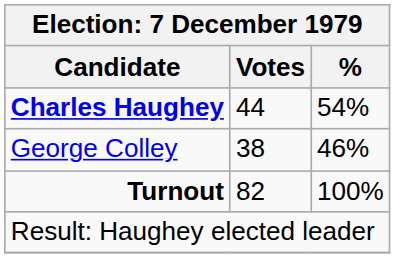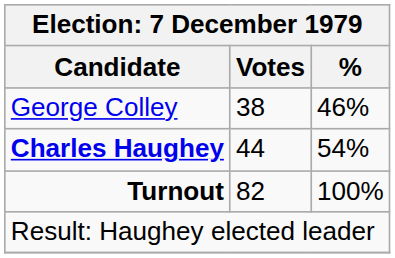rows swapped: (117, 107) <-> (94, 149)
